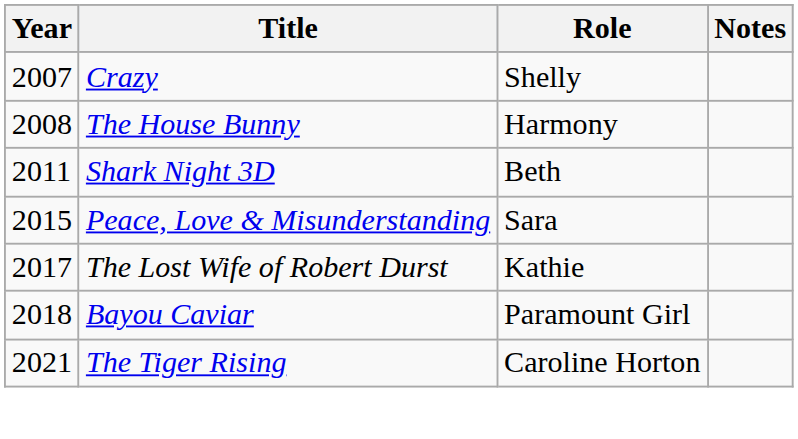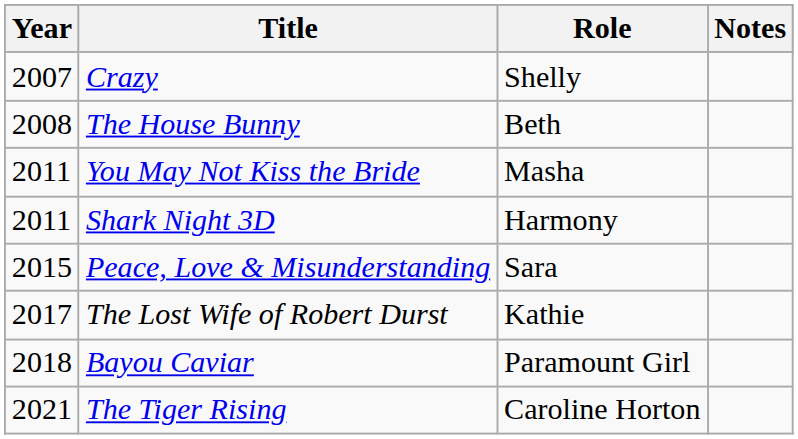(561, 123) Harmony -> (533, 123) Beth
+ row: (253, 171)
(533, 171) Beth -> (561, 219) Harmony
